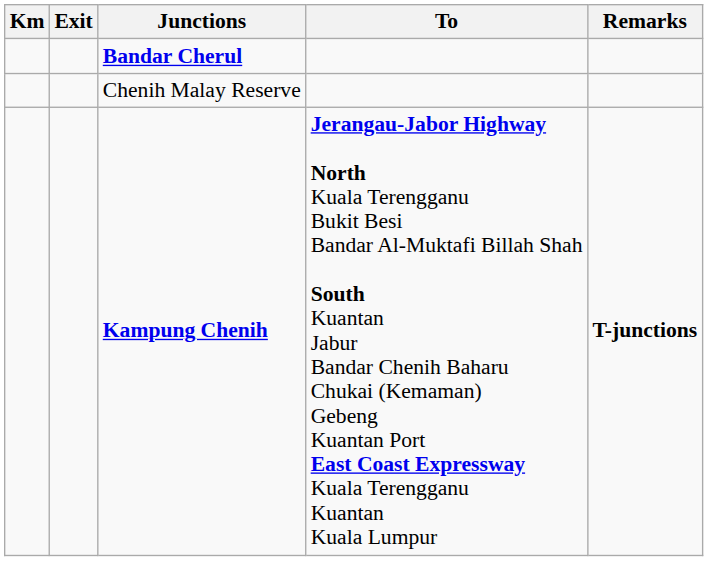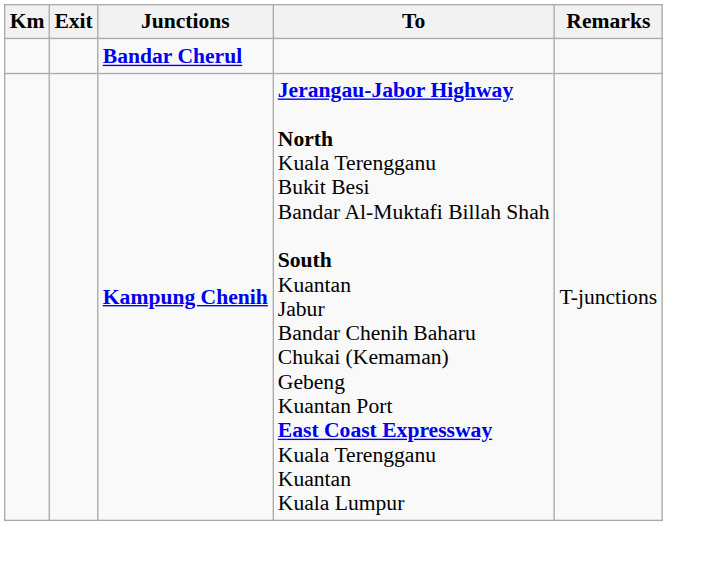- row: (202, 90)
(645, 330) bold -> (608, 296) normal
